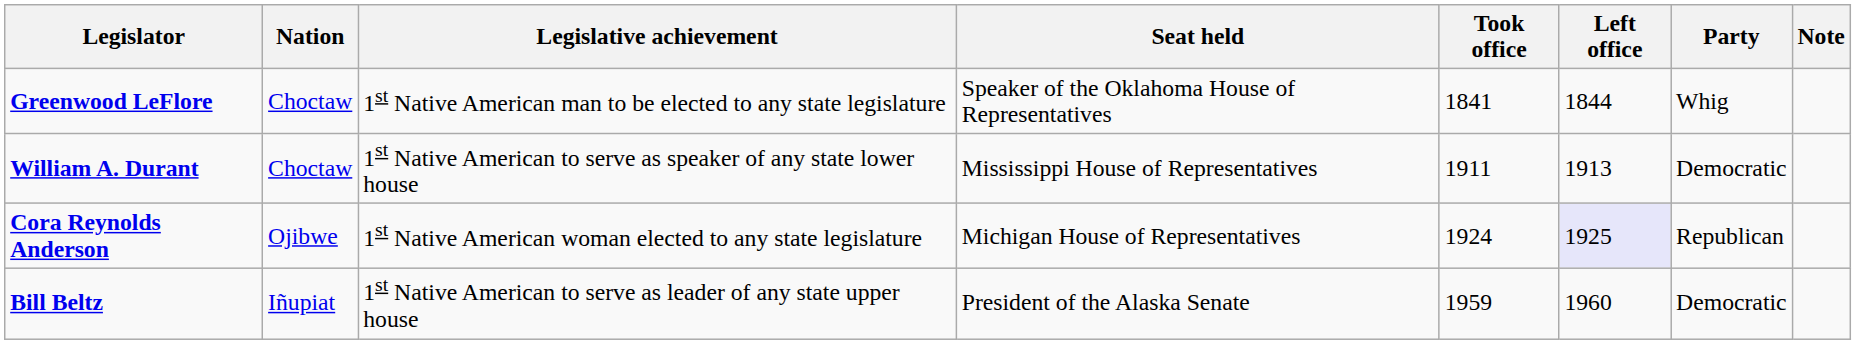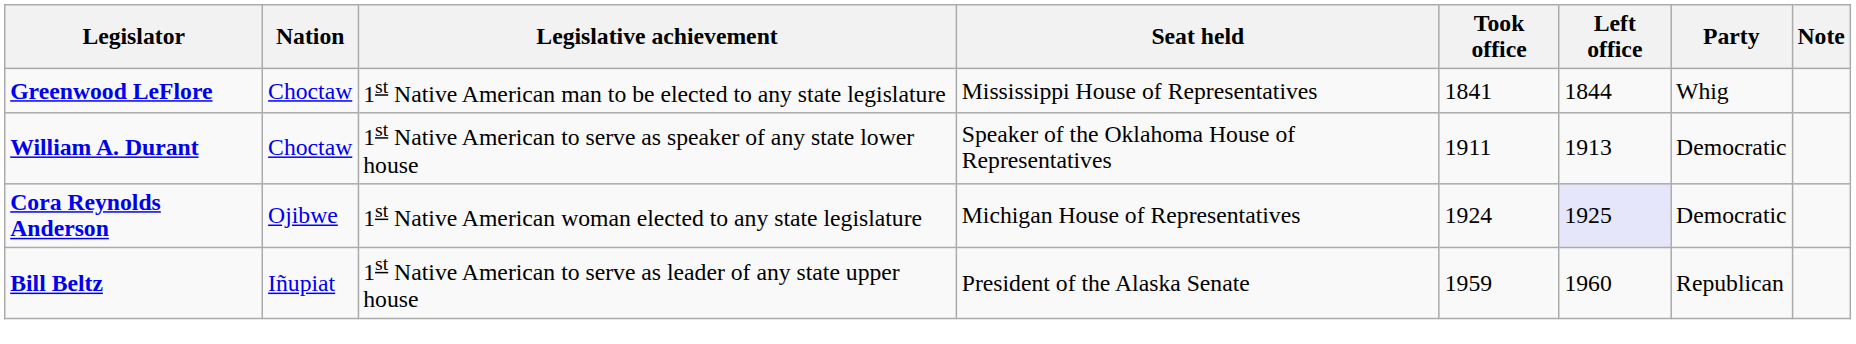(1128, 100) Speaker of the Oklahoma House of Representatives -> (1140, 90) Mississippi House of Representatives
(1140, 168) Mississippi House of Representatives -> (1128, 147) Speaker of the Oklahoma House of Representatives
(1730, 235) Republican -> (1731, 215) Democratic
(1731, 302) Democratic -> (1730, 282) Republican
